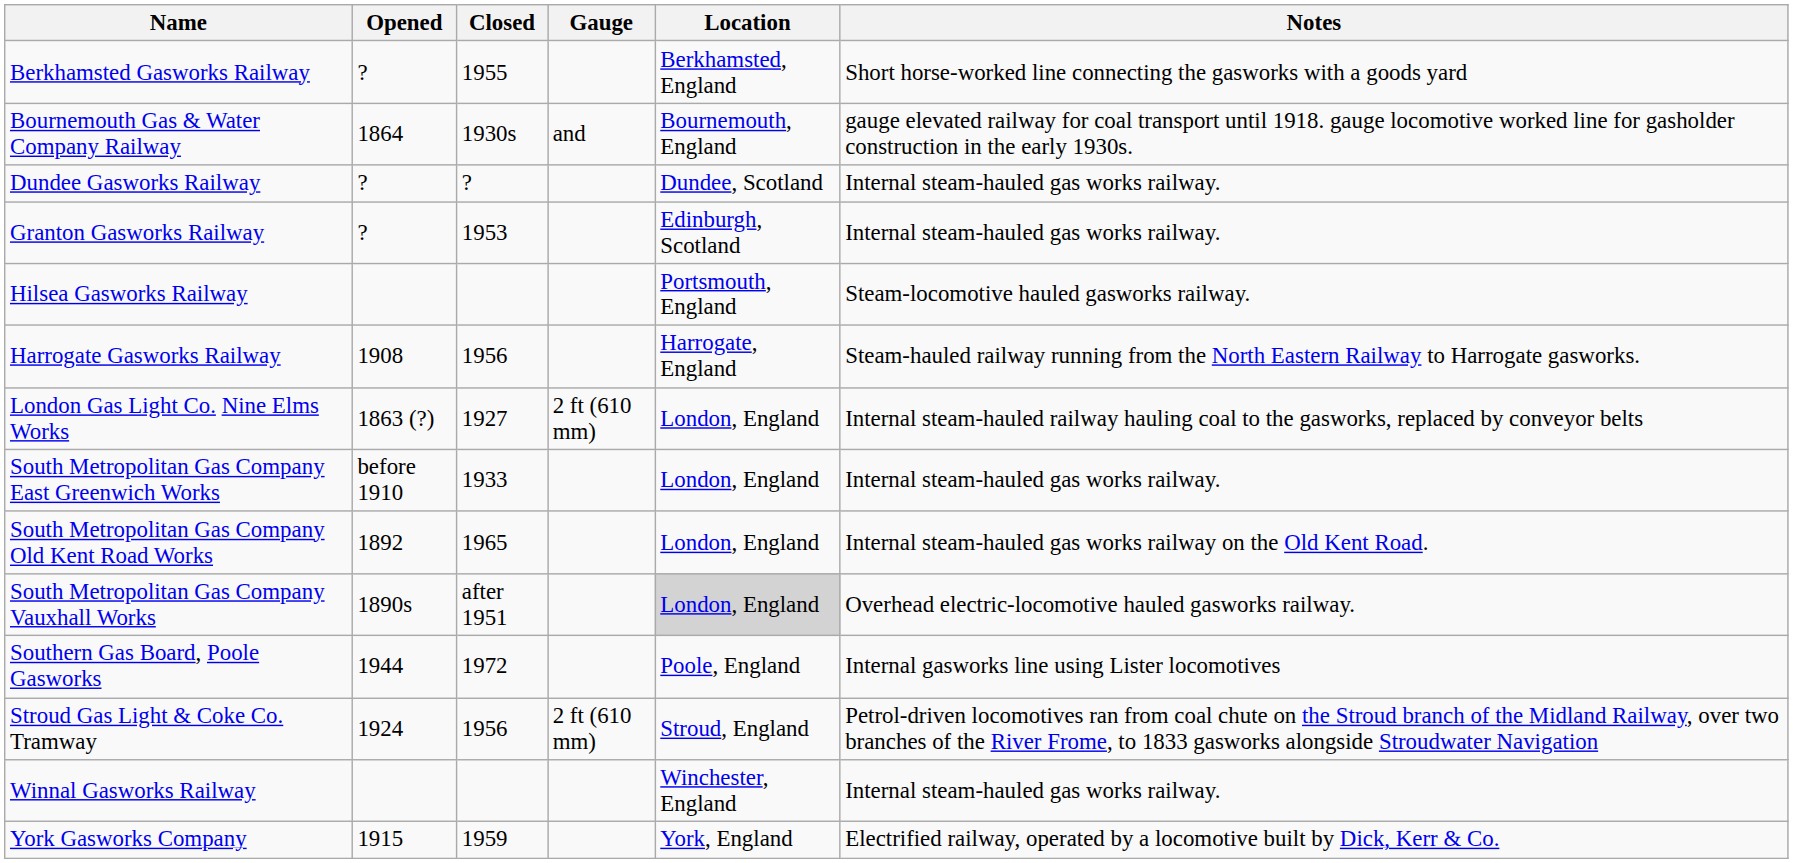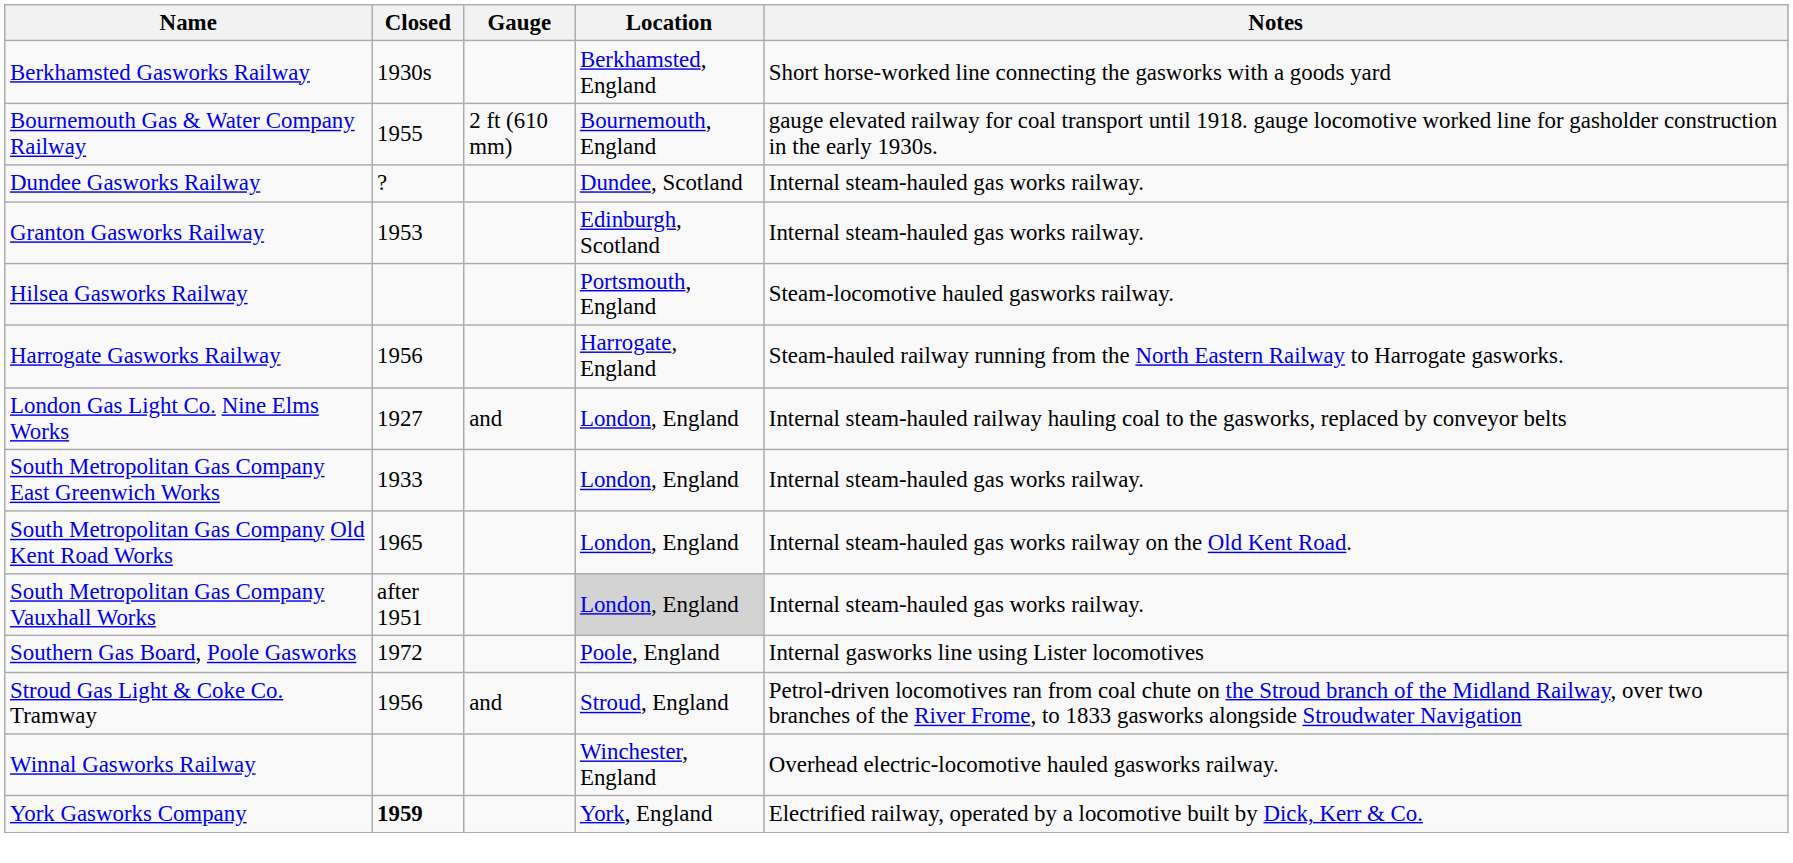- column: (404, 22)
(485, 71) 1955 -> (404, 71) 1930s
(489, 133) 1930s -> (400, 133) 1955
(569, 133) and -> (509, 133) 2 ft (610 mm)
(592, 418) 2 ft (610 mm) -> (486, 418) and
(1100, 604) Overhead electric-locomotive hauled gasworks railway. -> (956, 604) Internal steam-hauled gas works railway.
(592, 728) 2 ft (610 mm) -> (486, 702) and
(1033, 790) Internal steam-hauled gas works railway. -> (1024, 764) Overhead electric-locomotive hauled gasworks railway.
(485, 839) normal -> (400, 813) bold
